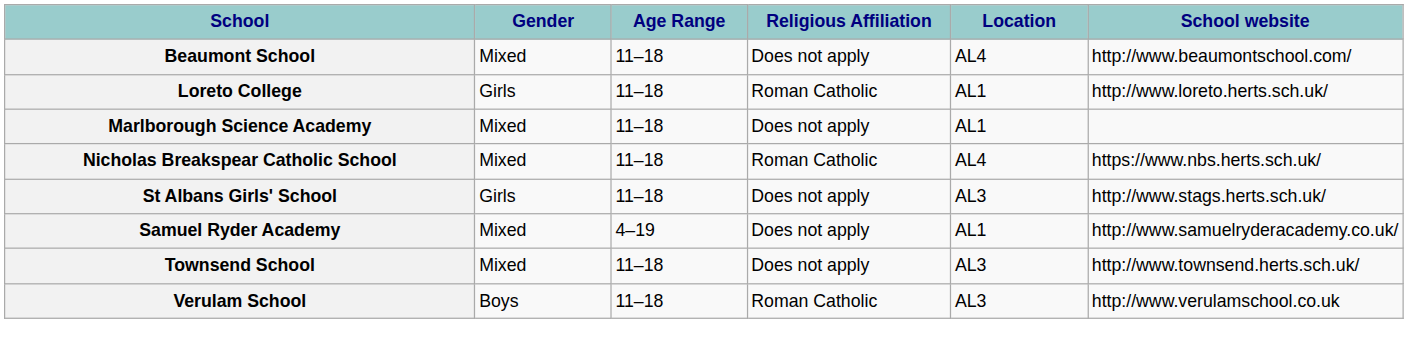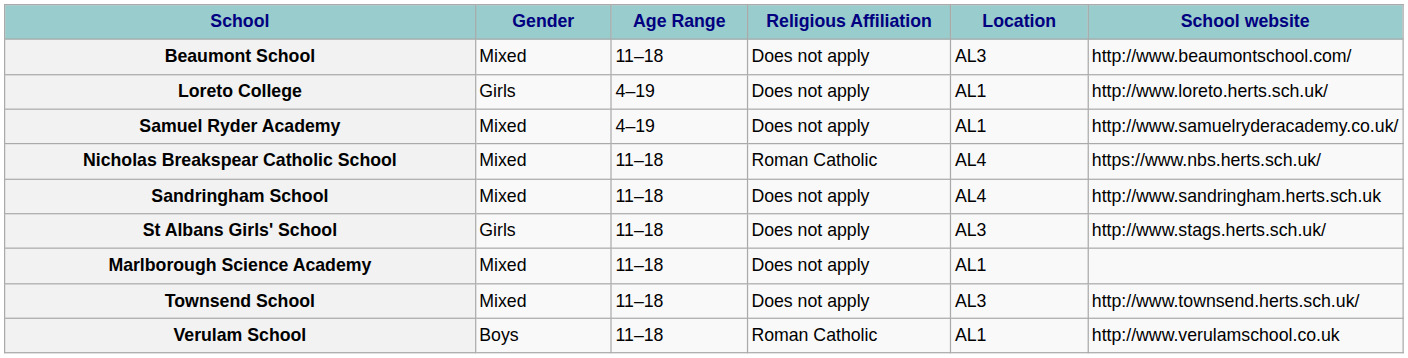(971, 56) AL4 -> (971, 56) AL3
(639, 91) 11–18 -> (635, 91) 4–19
(814, 91) Roman Catholic -> (810, 91) Does not apply
rows swapped: (240, 126) <-> (240, 231)
+ row: (240, 196)
(971, 300) AL3 -> (971, 335) AL1
